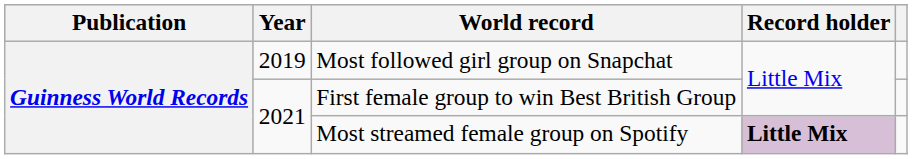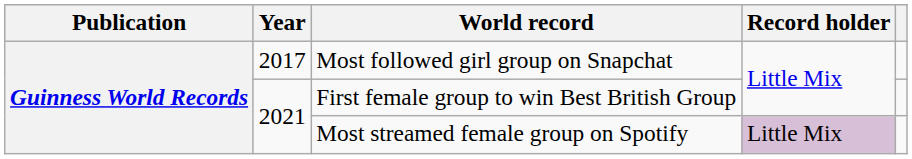(282, 60) 2019 -> (282, 60) 2017
(797, 134) bold -> (795, 134) normal
